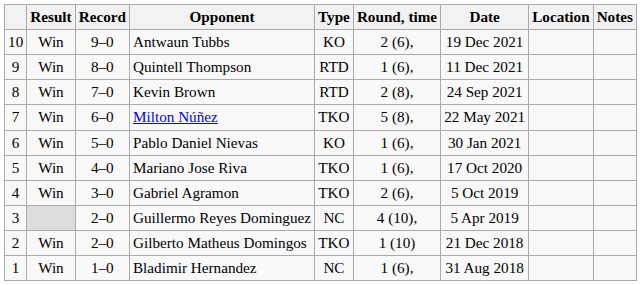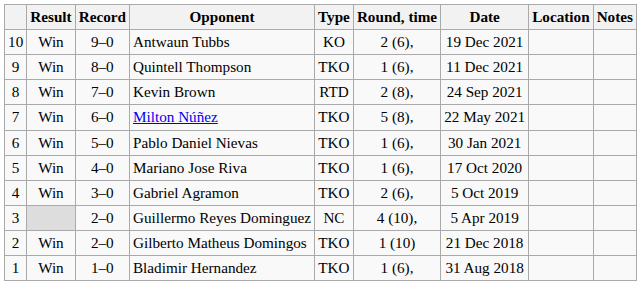(334, 67) RTD -> (334, 67) TKO
(334, 142) KO -> (334, 142) TKO
(334, 267) NC -> (334, 267) TKO
